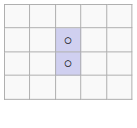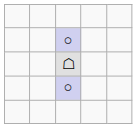+ row: (17, 64)
